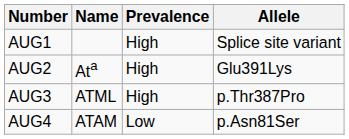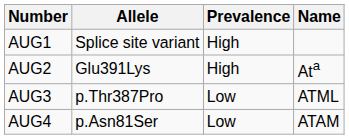columns swapped: (97, 17) <-> (279, 17)
(142, 96) High -> (221, 96) Low
